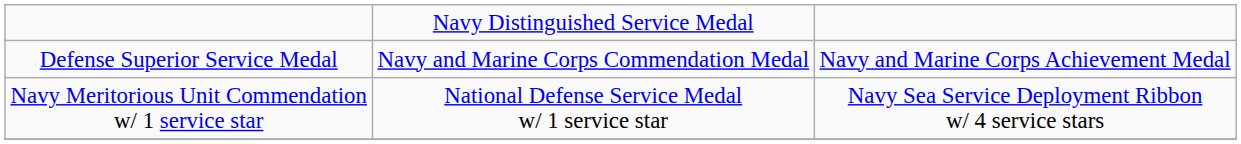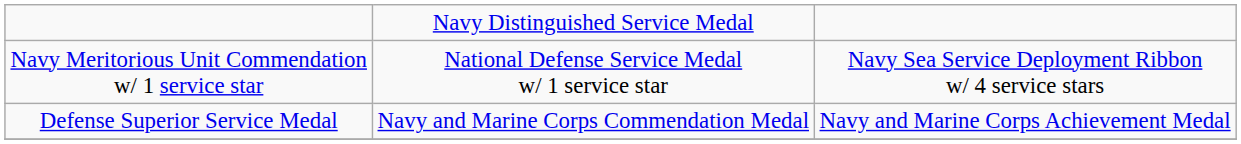rows swapped: (189, 58) <-> (189, 108)
